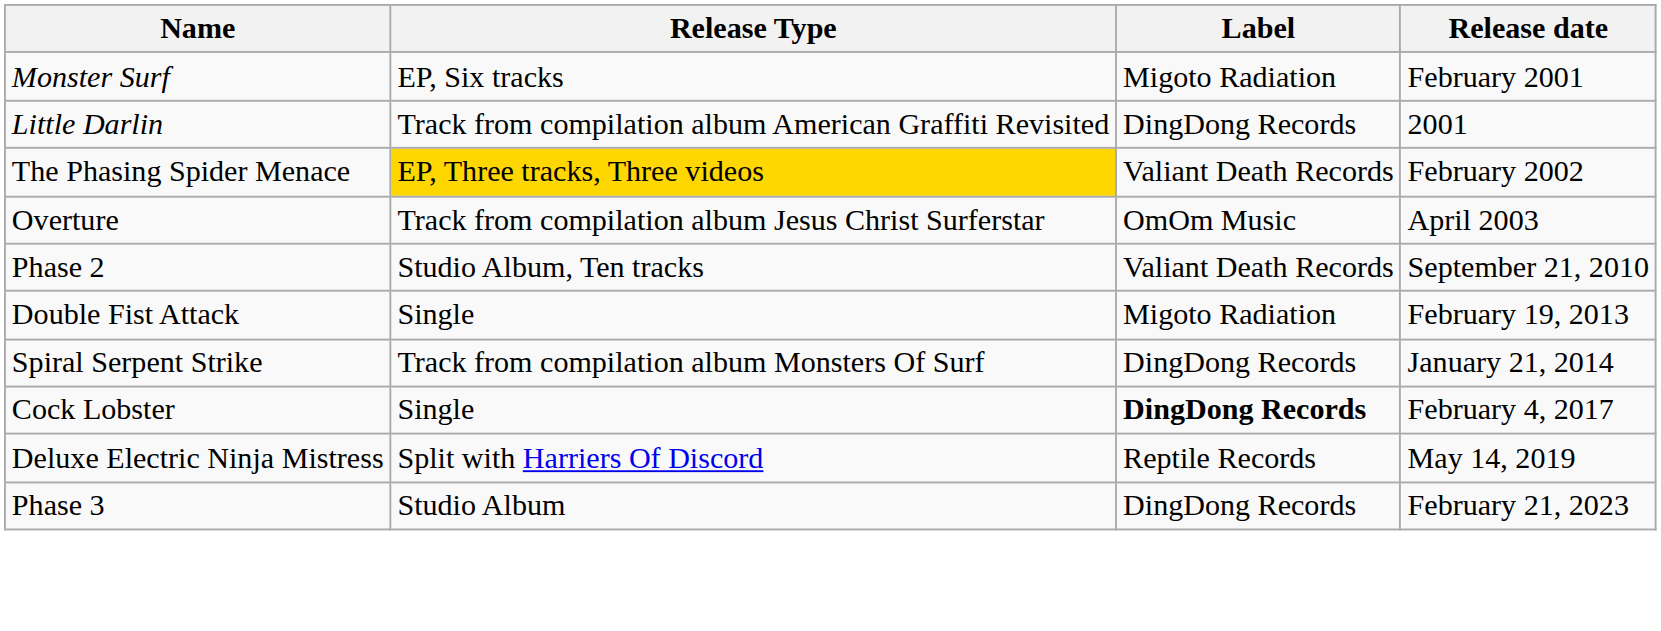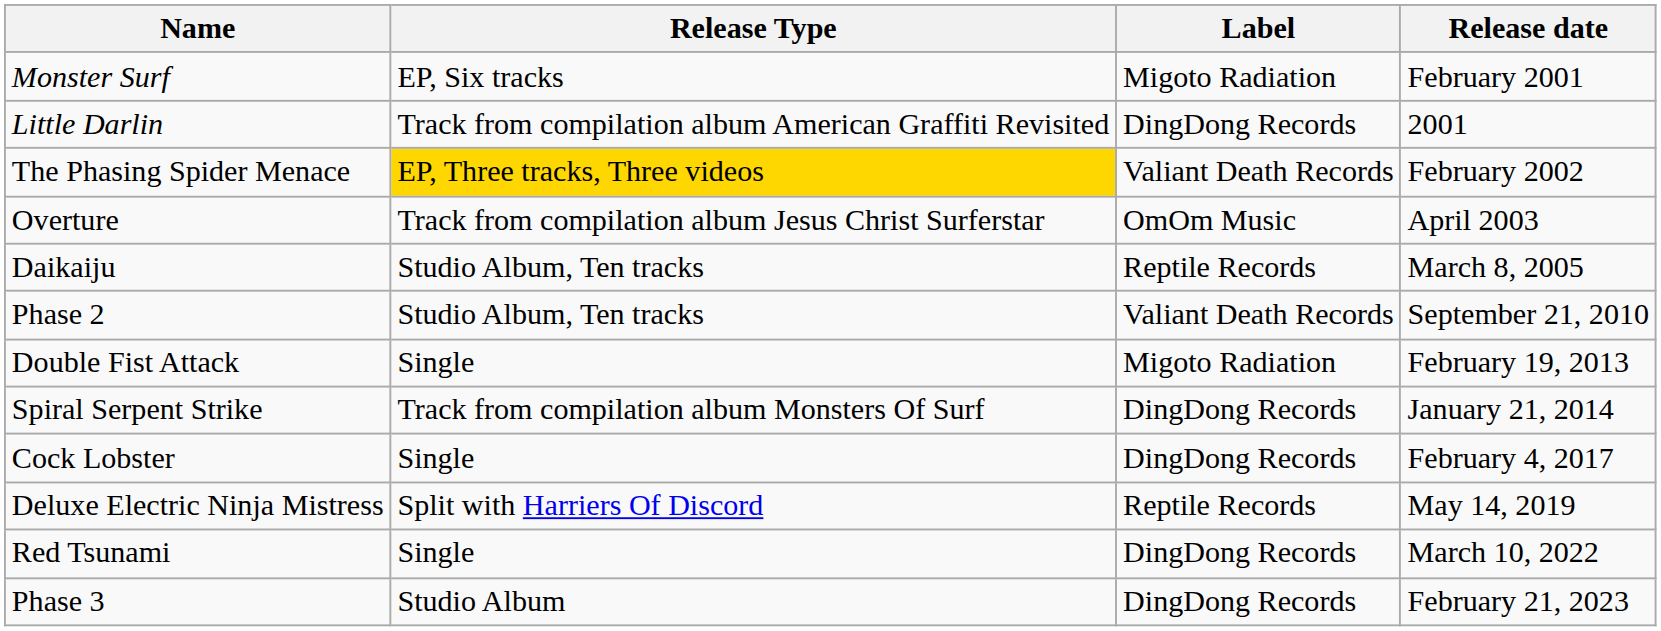+ row: (64, 266)
(1245, 409) bold -> (1240, 457) normal
+ row: (91, 553)
